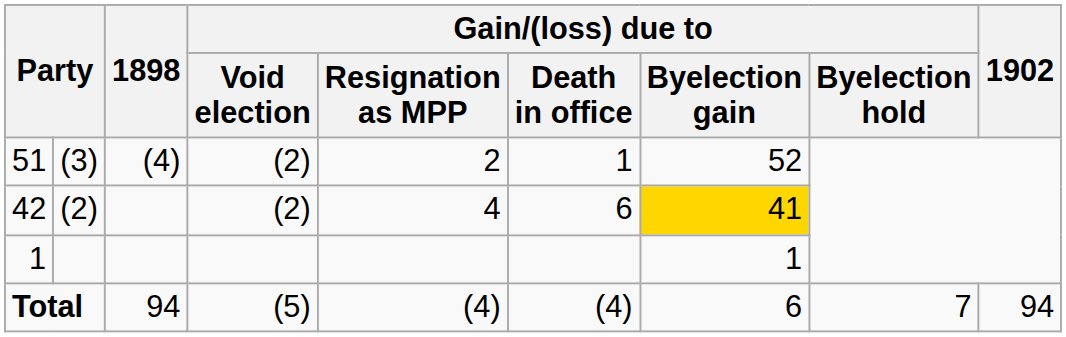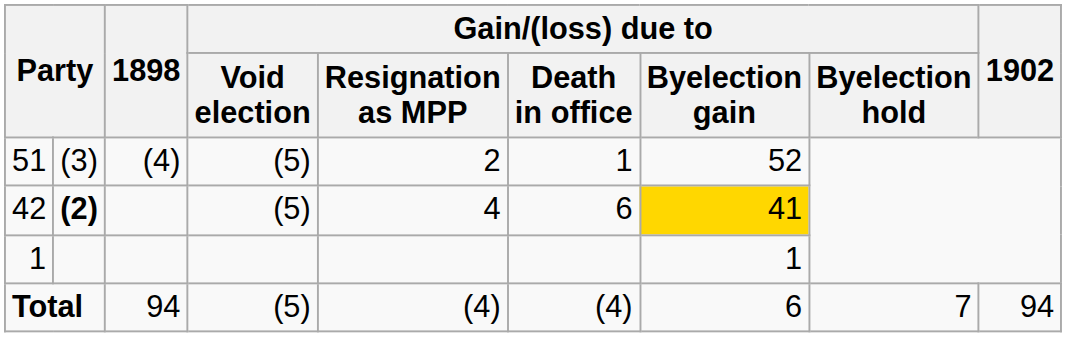(292, 160) (2) -> (292, 160) (5)
(79, 209) normal -> (79, 209) bold
(292, 209) (2) -> (292, 209) (5)
